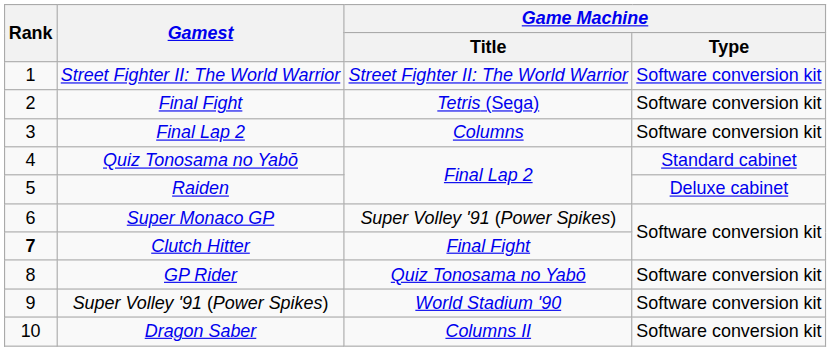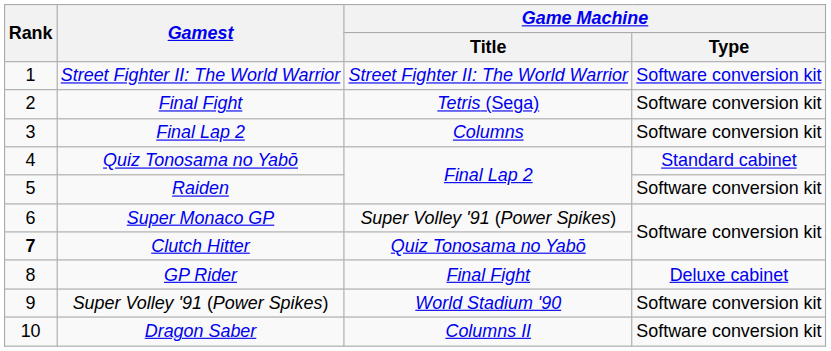(729, 189) Deluxe cabinet -> (729, 189) Software conversion kit
(488, 246) Final Fight -> (488, 246) Quiz Tonosama no Yabō
(488, 274) Quiz Tonosama no Yabō -> (488, 274) Final Fight
(729, 274) Software conversion kit -> (729, 274) Deluxe cabinet
